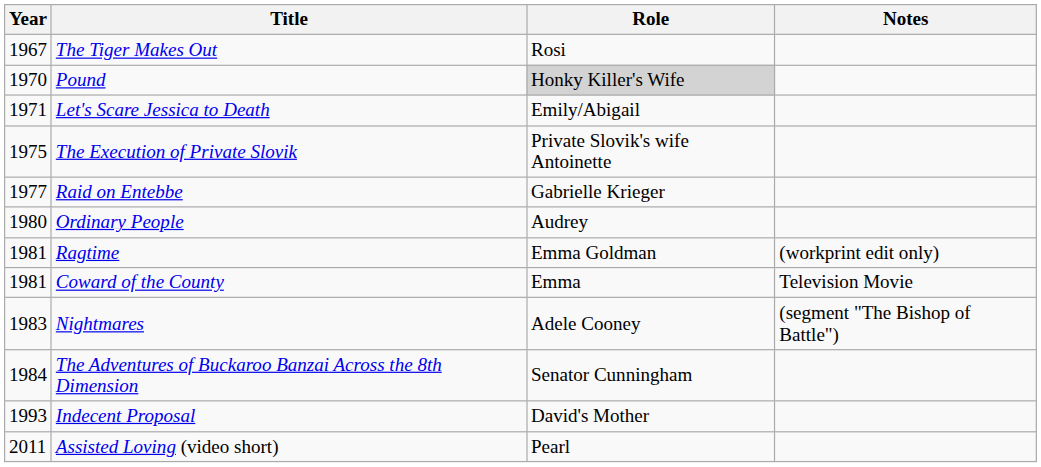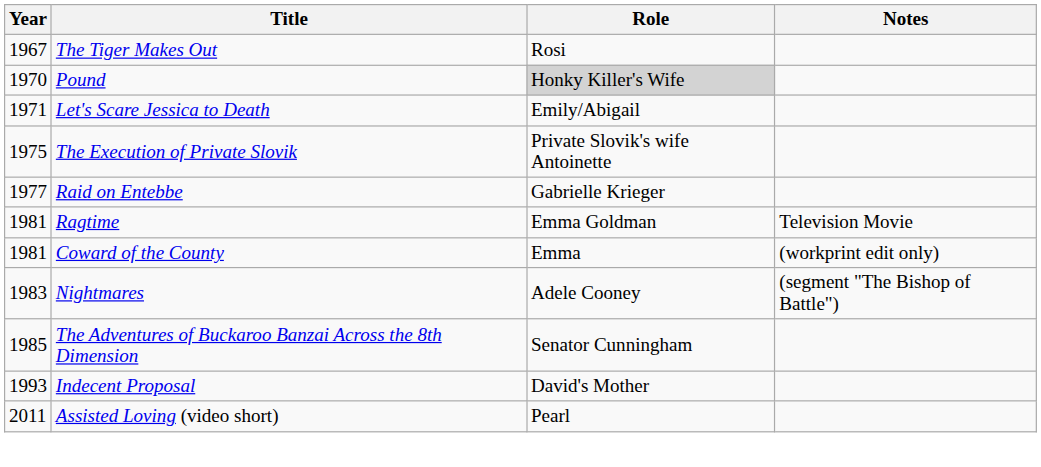- row: (120, 222)
(859, 252) (workprint edit only) -> (846, 222) Television Movie
(846, 282) Television Movie -> (859, 252) (workprint edit only)
(28, 375) 1984 -> (28, 344) 1985
